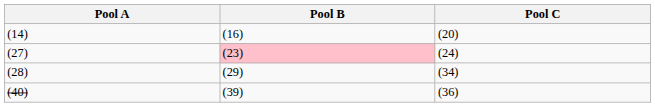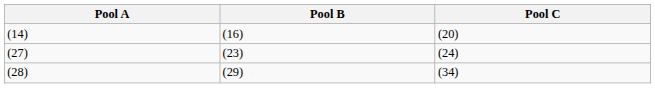(233, 53) pink background -> (233, 53) no background
- row: (17, 92)
